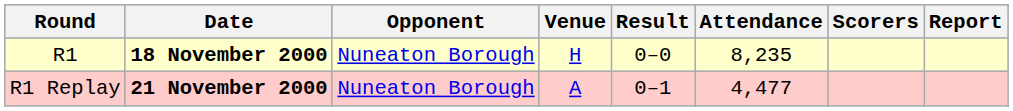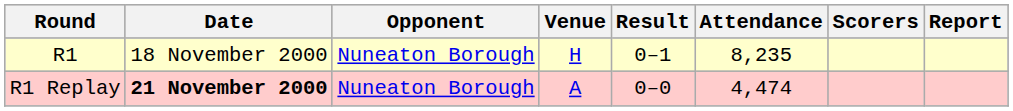(229, 55) bold -> (229, 55) normal
(653, 55) 0–0 -> (653, 55) 0–1
(653, 88) 0–1 -> (653, 88) 0–0
(761, 88) 4,477 -> (761, 88) 4,474
